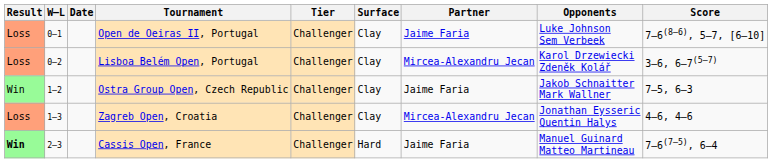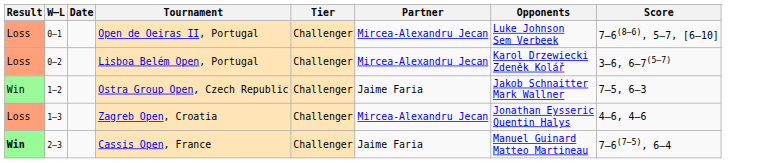- column: (378, 12)
(436, 34) Jaime Faria -> (423, 34) Mircea-Alexandru Jecan
